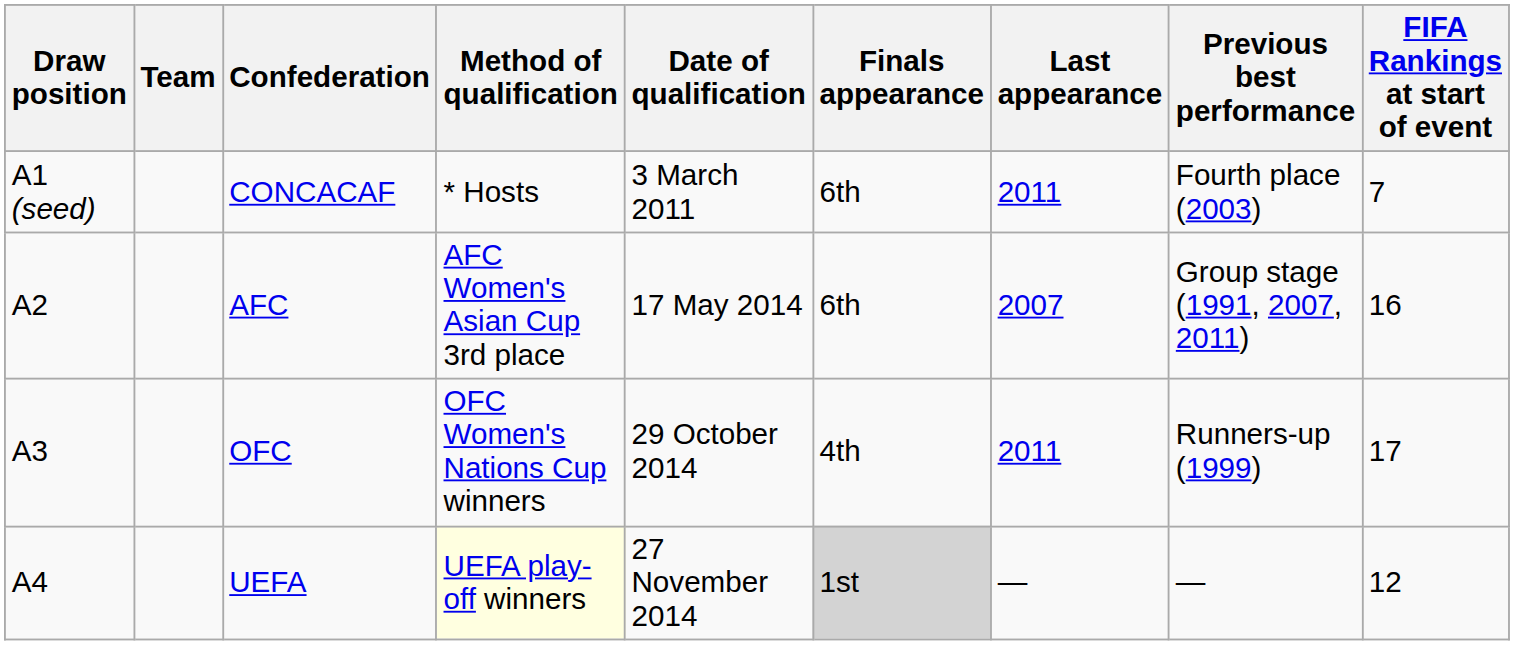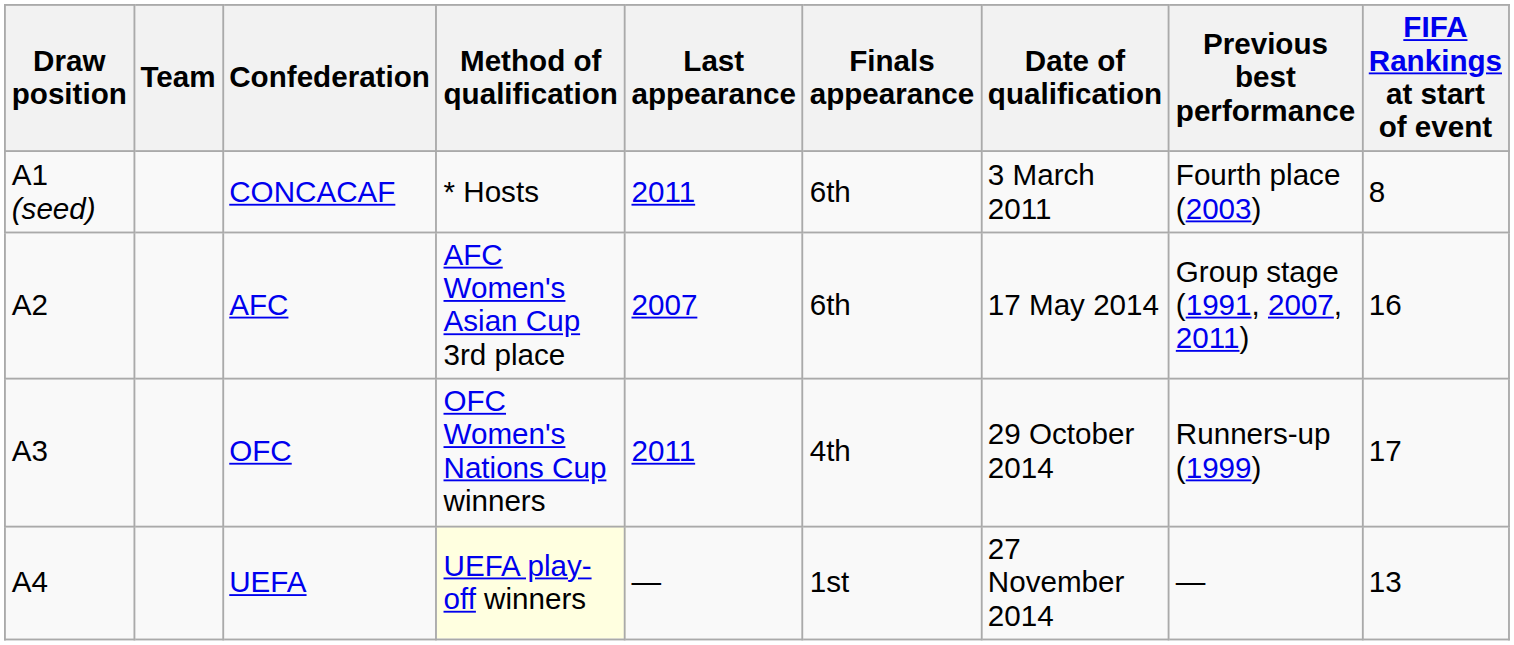columns swapped: (719, 77) <-> (1080, 77)
(1377, 191) 7 -> (1377, 191) 8
(839, 582) lightgrey background -> (829, 582) no background
(1385, 582) 12 -> (1385, 582) 13
